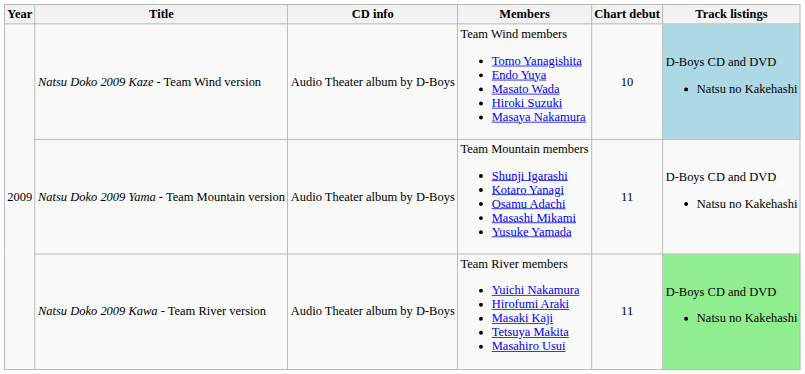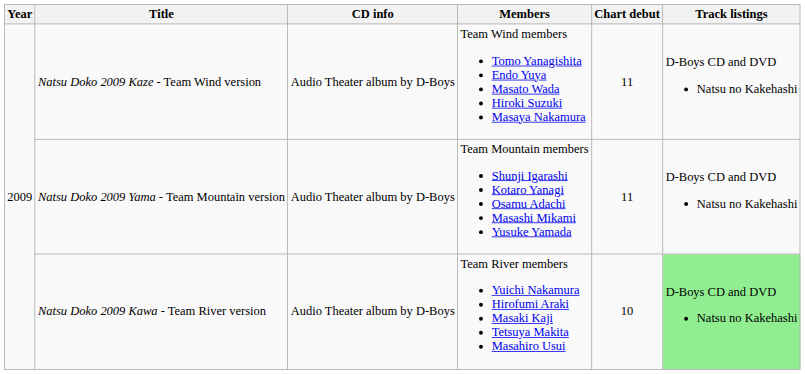(627, 81) 10 -> (627, 81) 11
(731, 75) lightblue background -> (731, 75) no background
(627, 311) 11 -> (627, 311) 10
